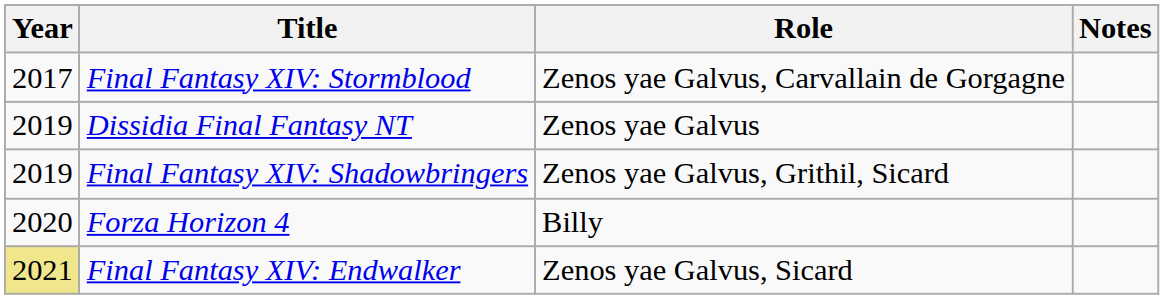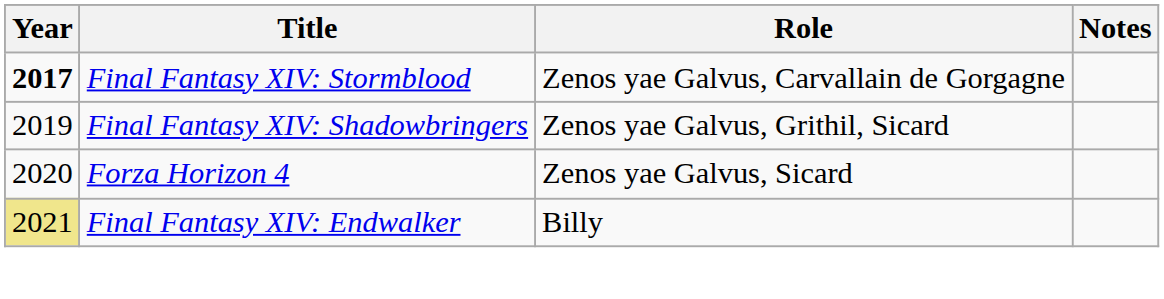(42, 76) normal -> (42, 76) bold
- row: (249, 125)
(573, 221) Billy -> (697, 173) Zenos yae Galvus, Sicard
(697, 269) Zenos yae Galvus, Sicard -> (573, 221) Billy
